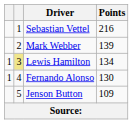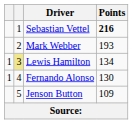(106, 28) normal -> (106, 28) bold
(106, 45) 139 -> (106, 45) 193
